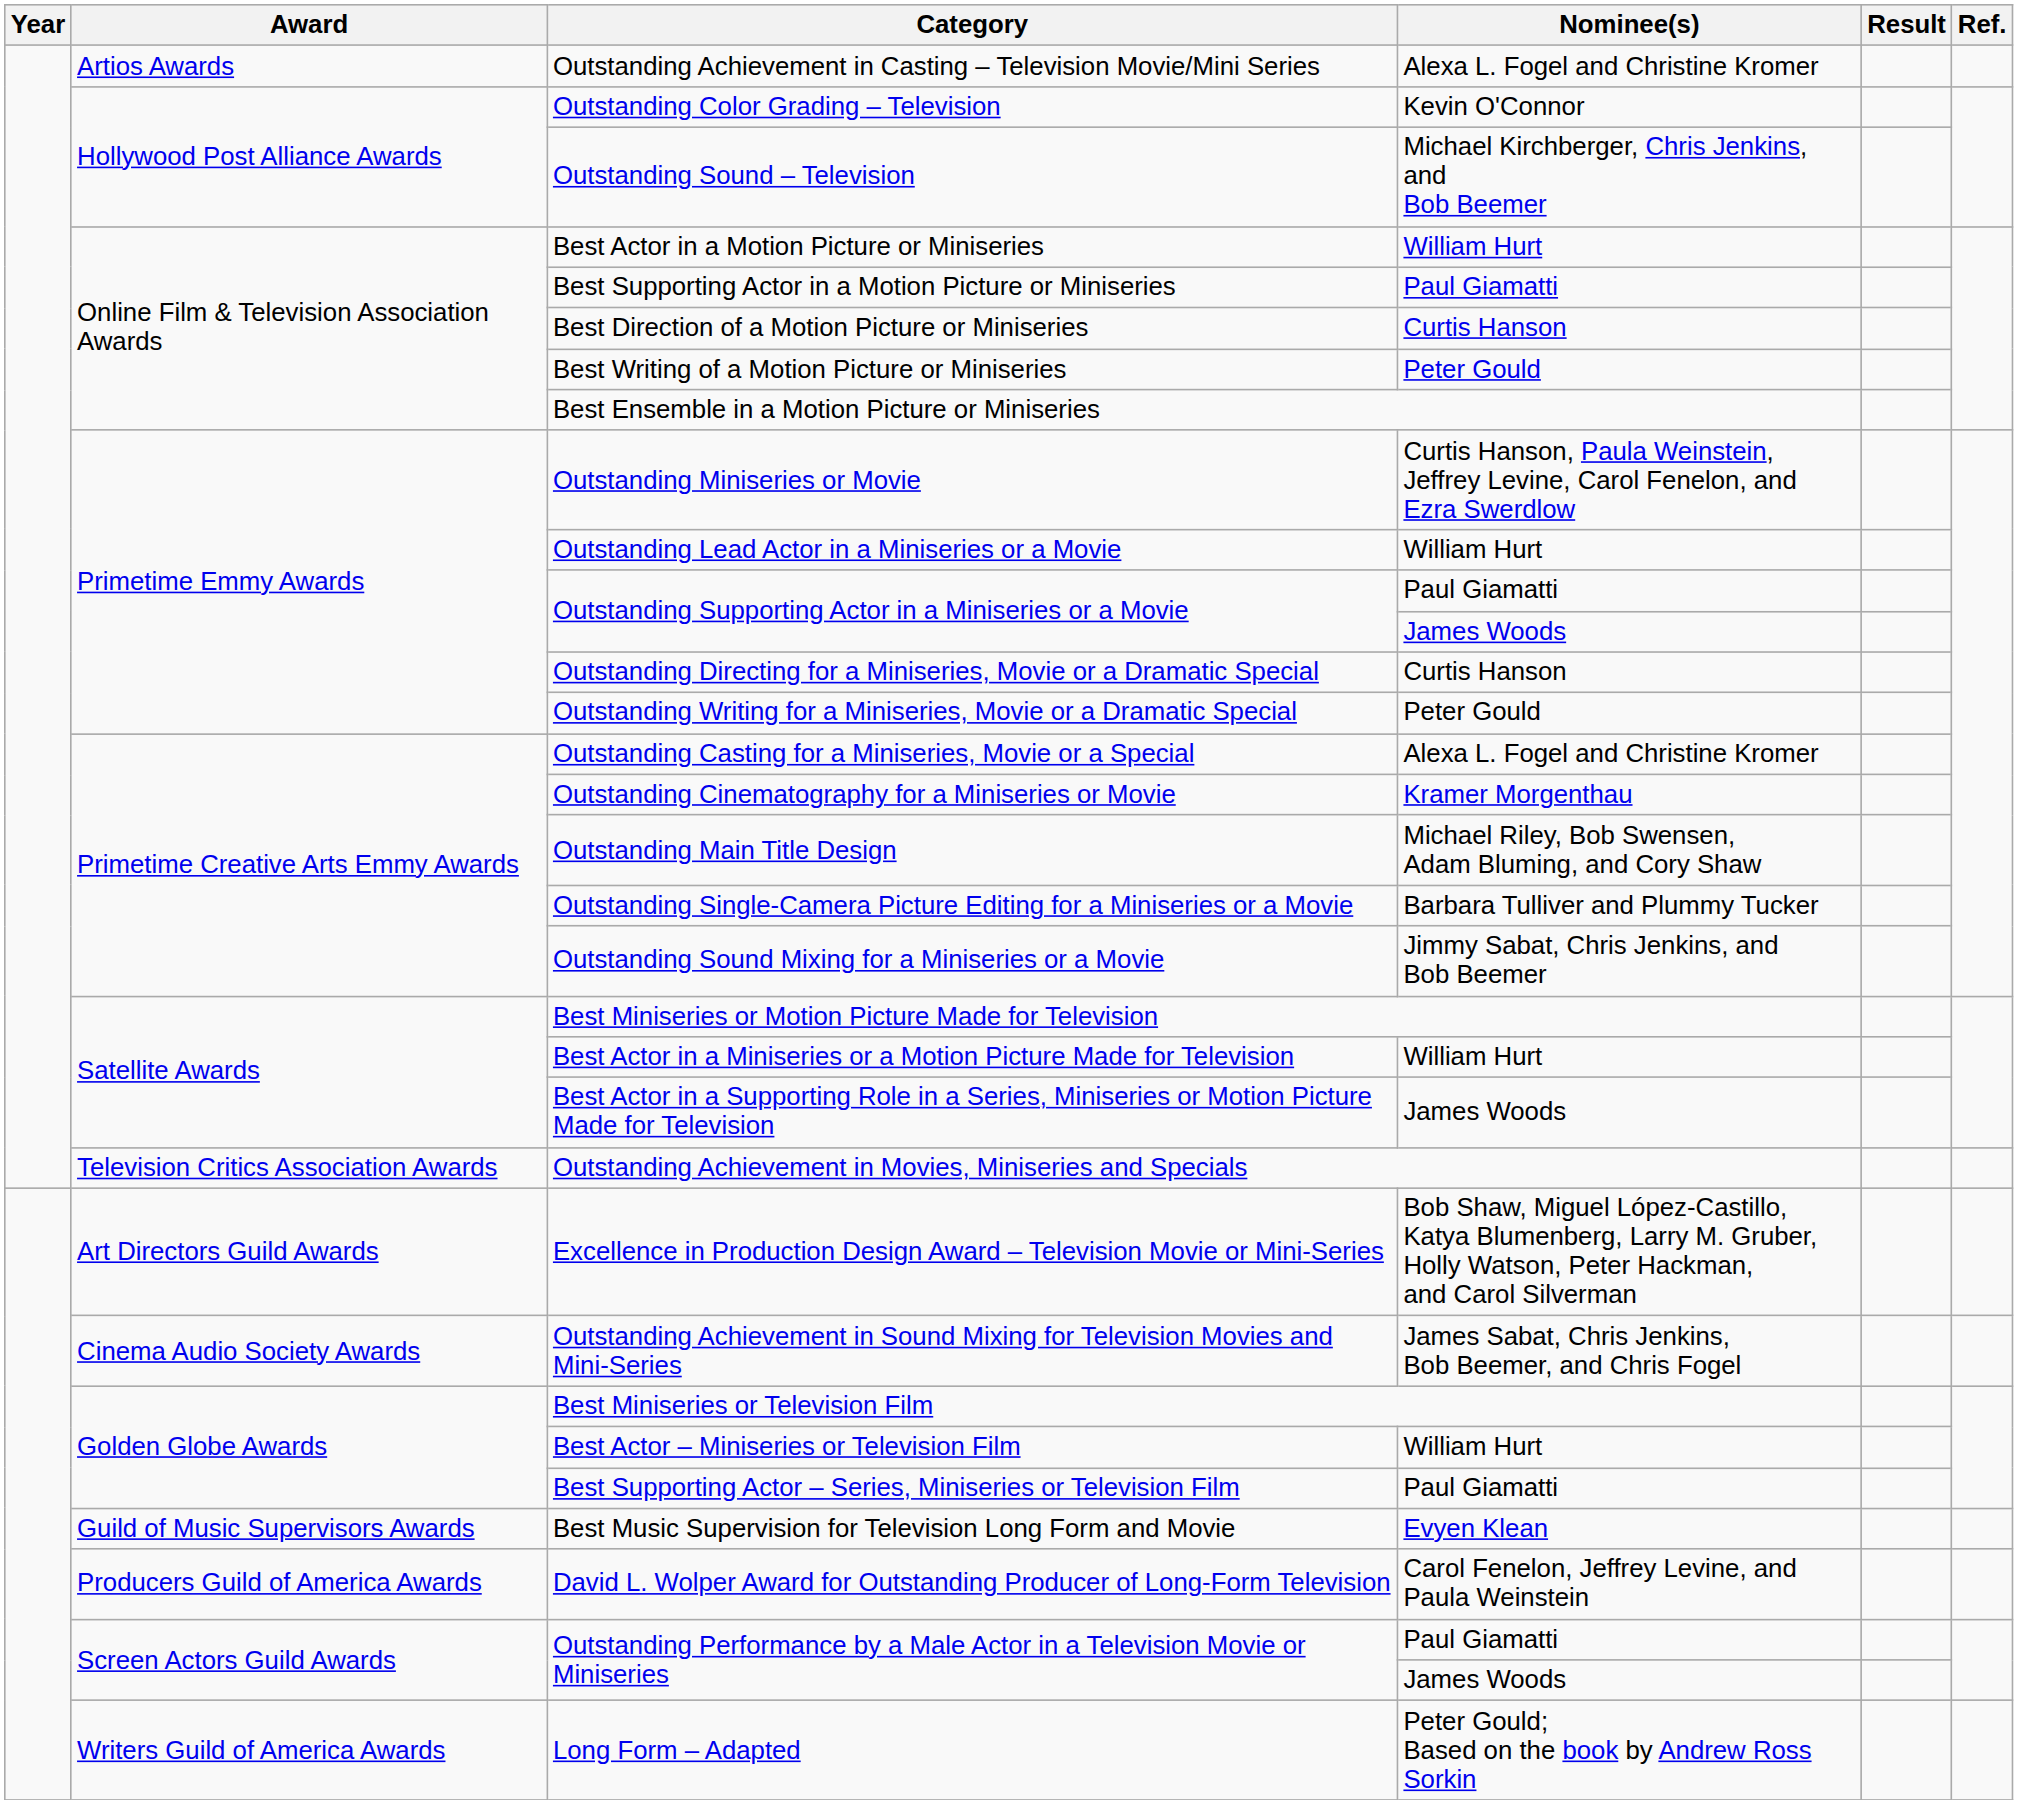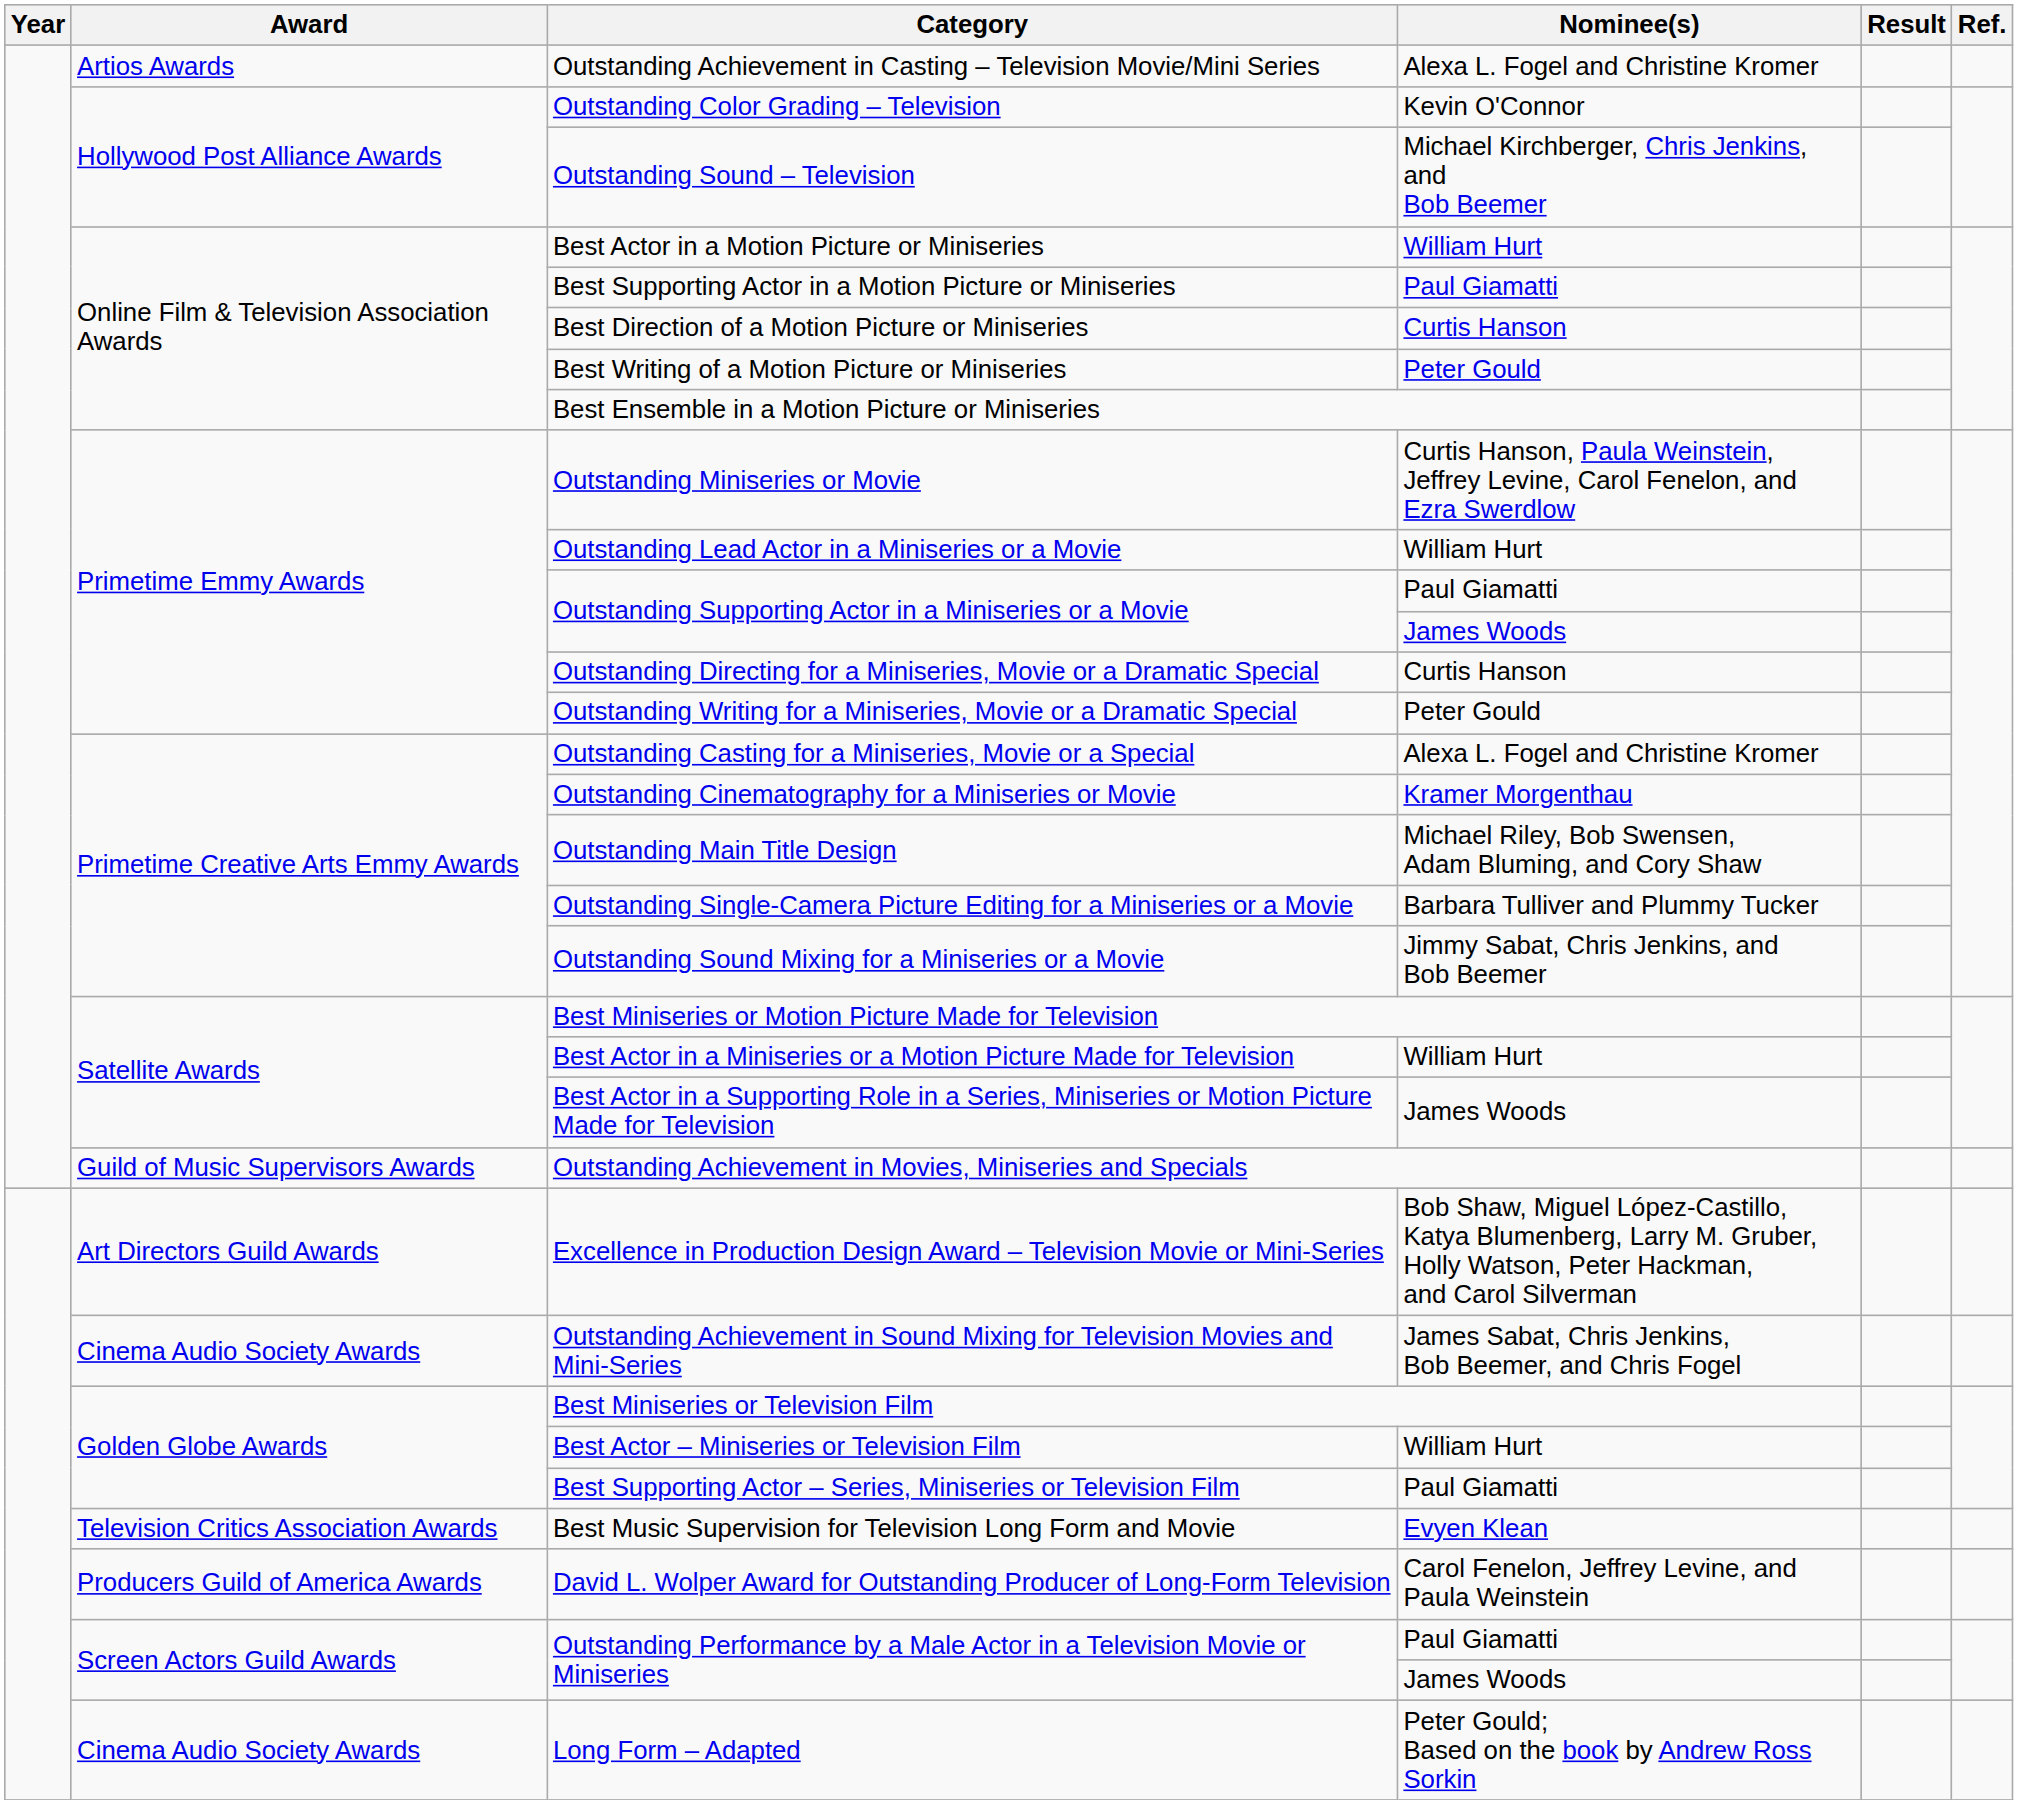(287, 1167) Television Critics Association Awards -> (276, 1167) Guild of Music Supervisors Awards
(276, 1528) Guild of Music Supervisors Awards -> (287, 1528) Television Critics Association Awards
(261, 1749) Writers Guild of America Awards -> (249, 1749) Cinema Audio Society Awards
